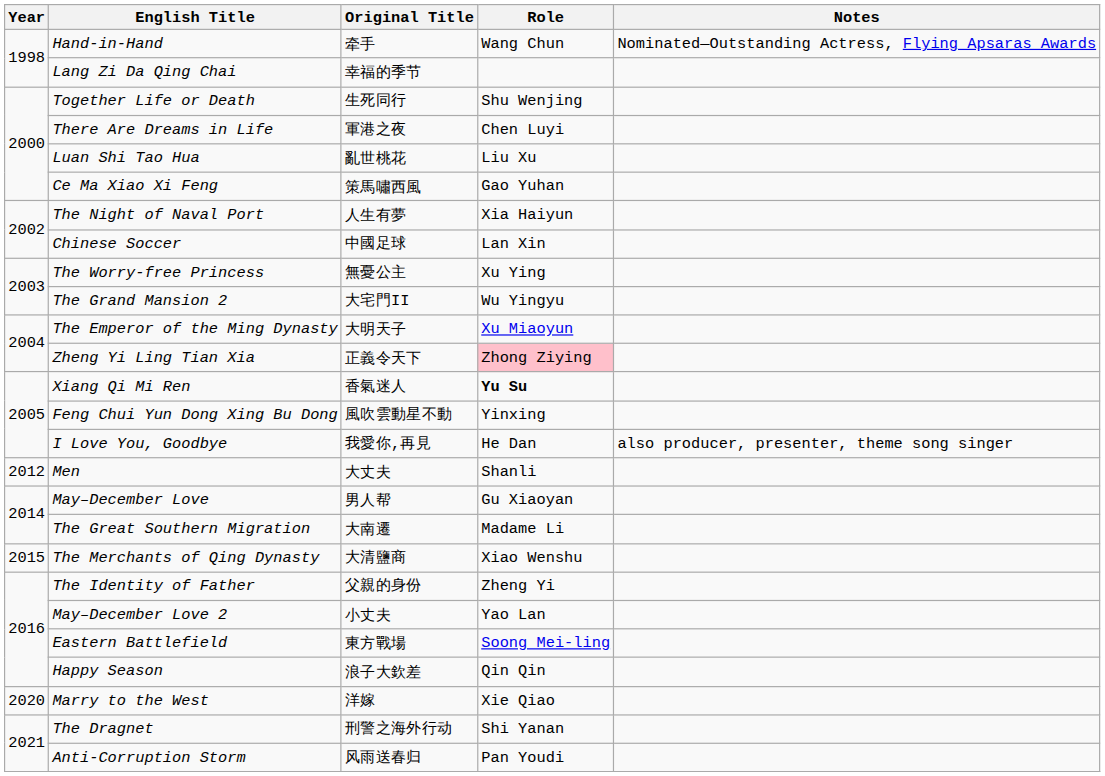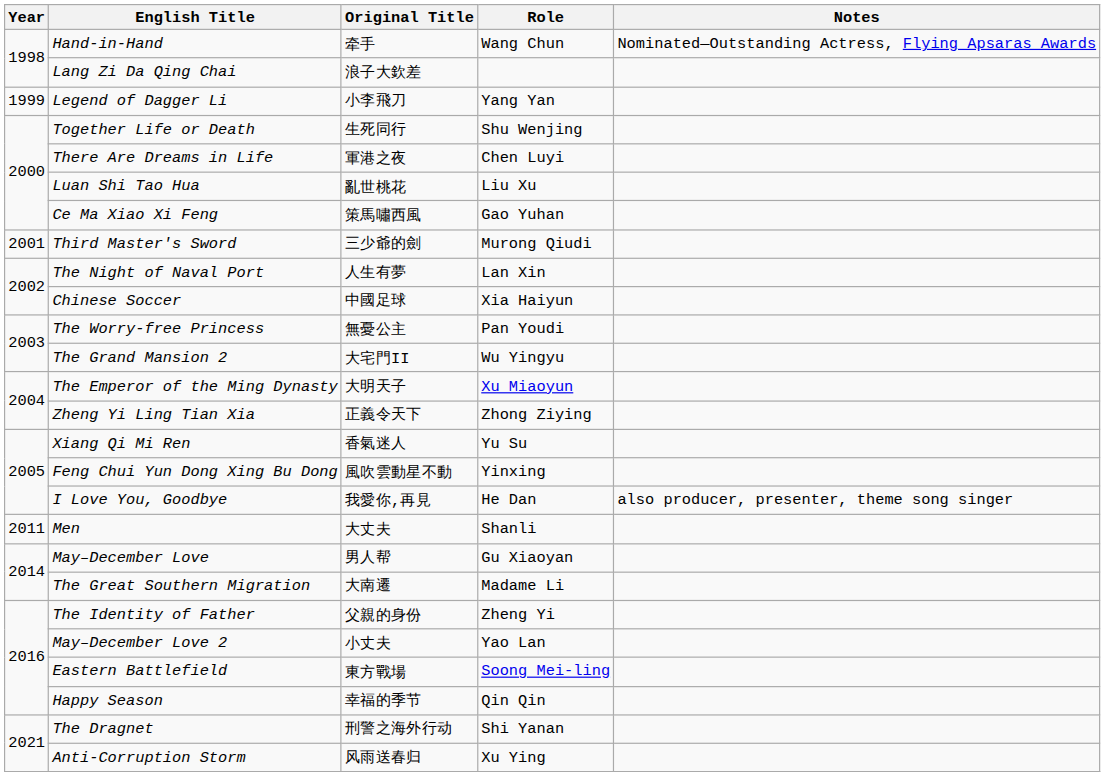(383, 73) 幸福的季节 -> (383, 73) 浪子大欽差
+ row: (140, 101)
+ row: (144, 244)
(527, 215) Xia Haiyun -> (513, 272) Lan Xin
(513, 244) Lan Xin -> (527, 301) Xia Haiyun
(513, 272) Xu Ying -> (523, 329) Pan Youdi
(536, 358) pink background -> (536, 415) no background
(504, 386) bold -> (504, 443) normal
(27, 472) 2012 -> (27, 529) 2011
- row: (186, 558)
(383, 672) 浪子大欽差 -> (383, 701) 幸福的季节
- row: (131, 700)
(523, 757) Pan Youdi -> (513, 757) Xu Ying
